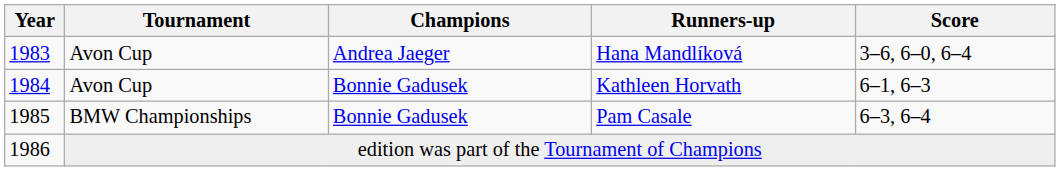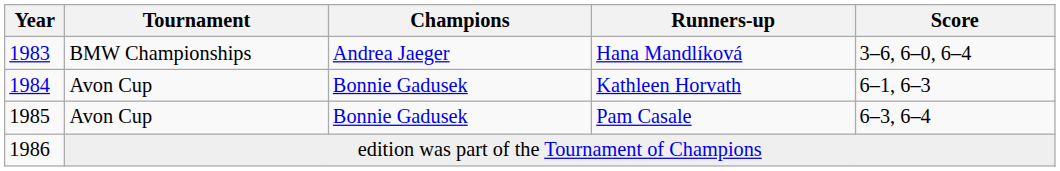(111, 52) Avon Cup -> (160, 52) BMW Championships
(160, 117) BMW Championships -> (111, 117) Avon Cup
